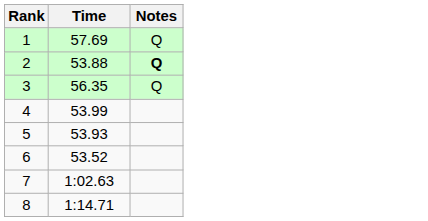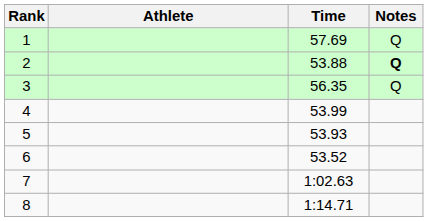+ column: (168, 16)
